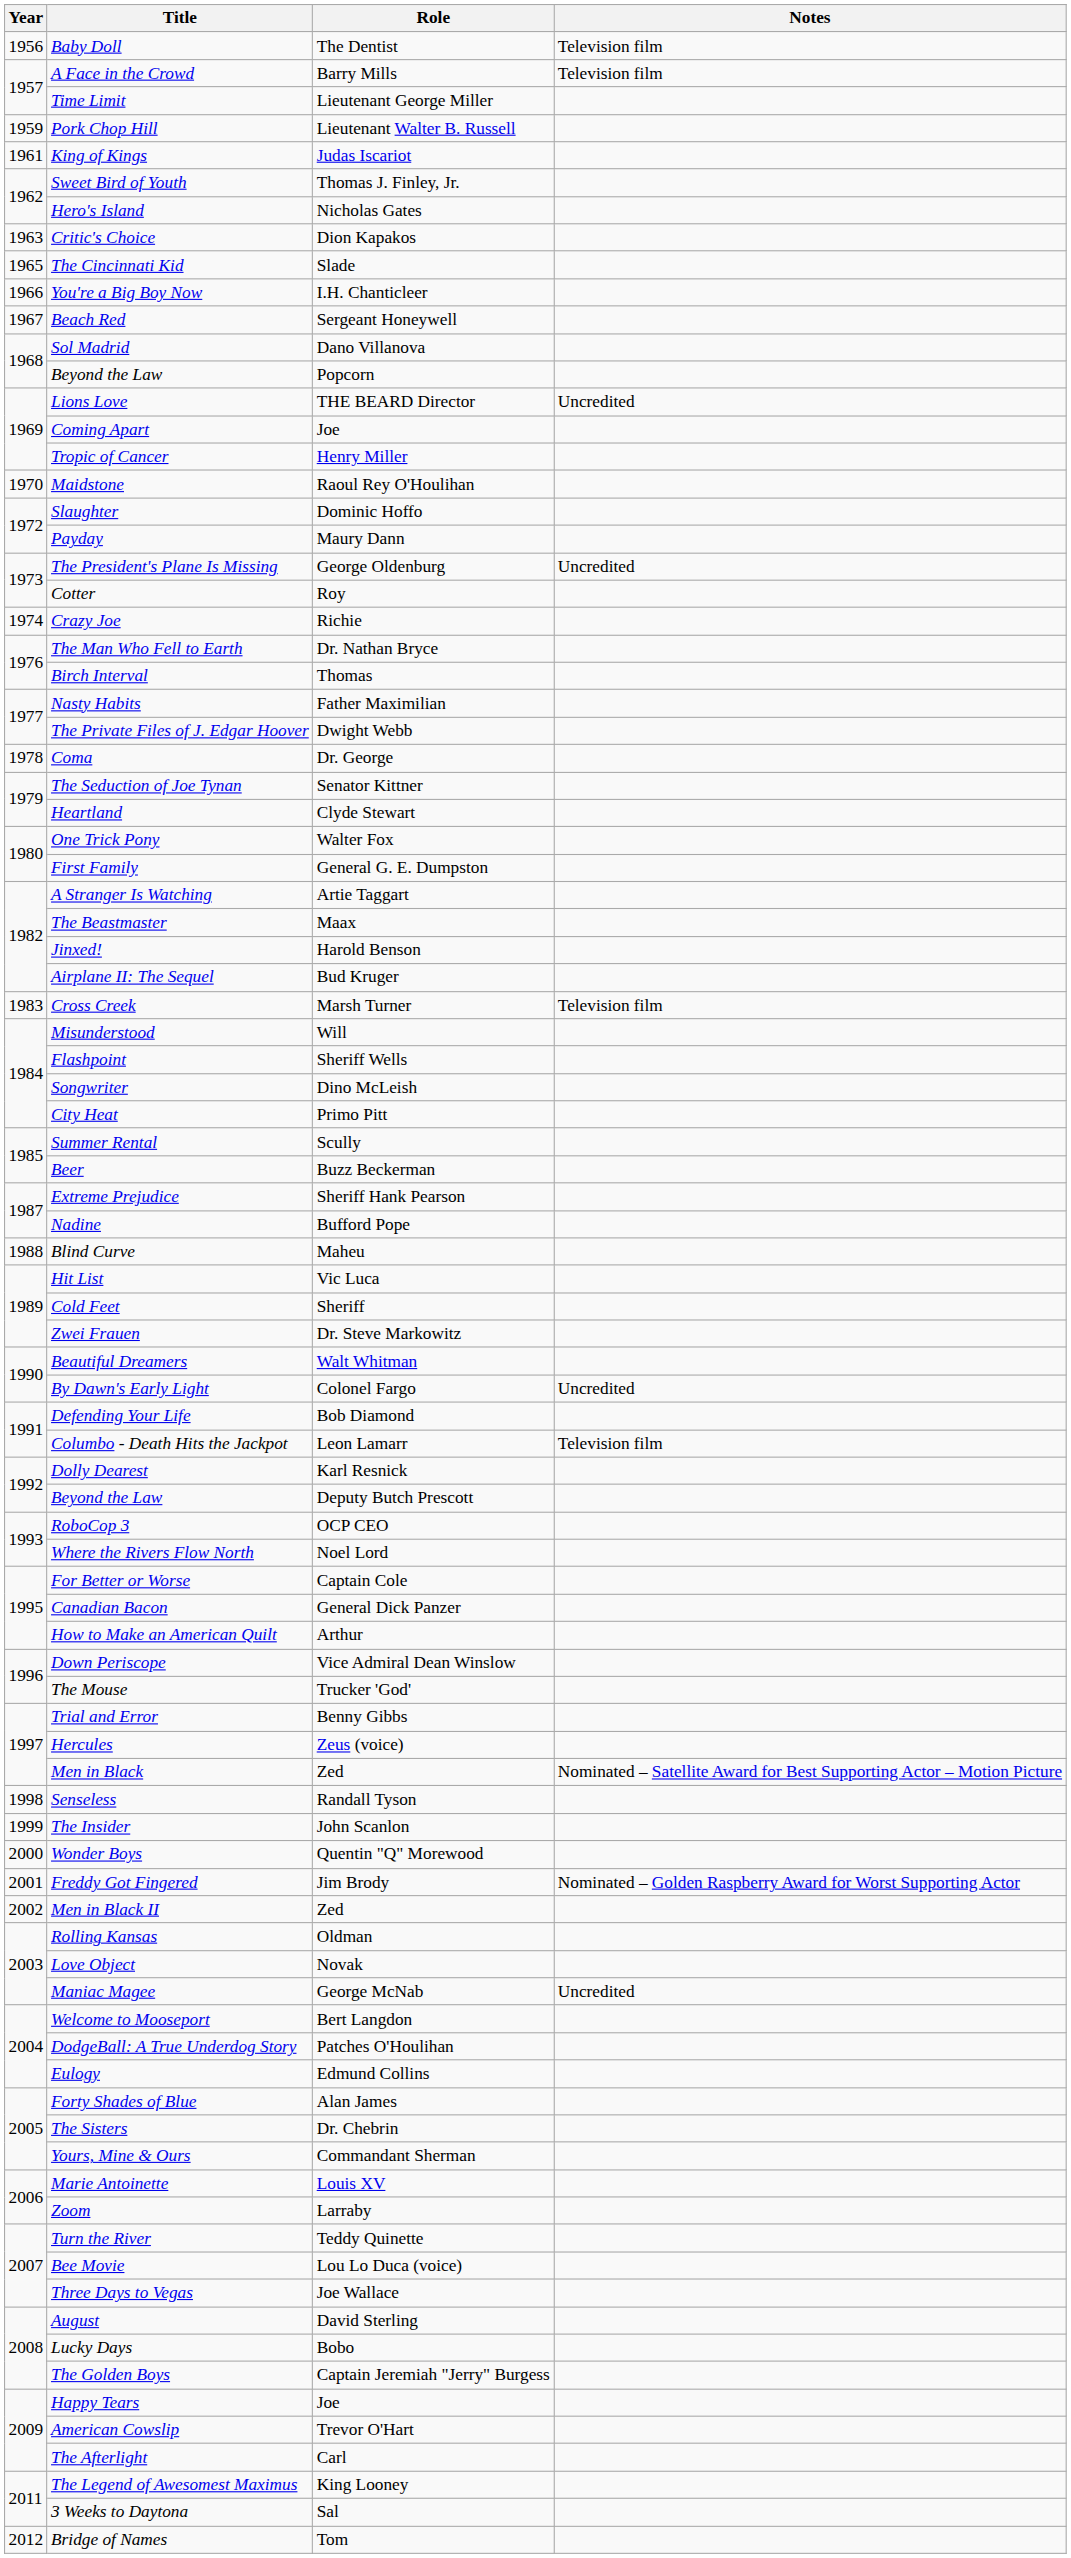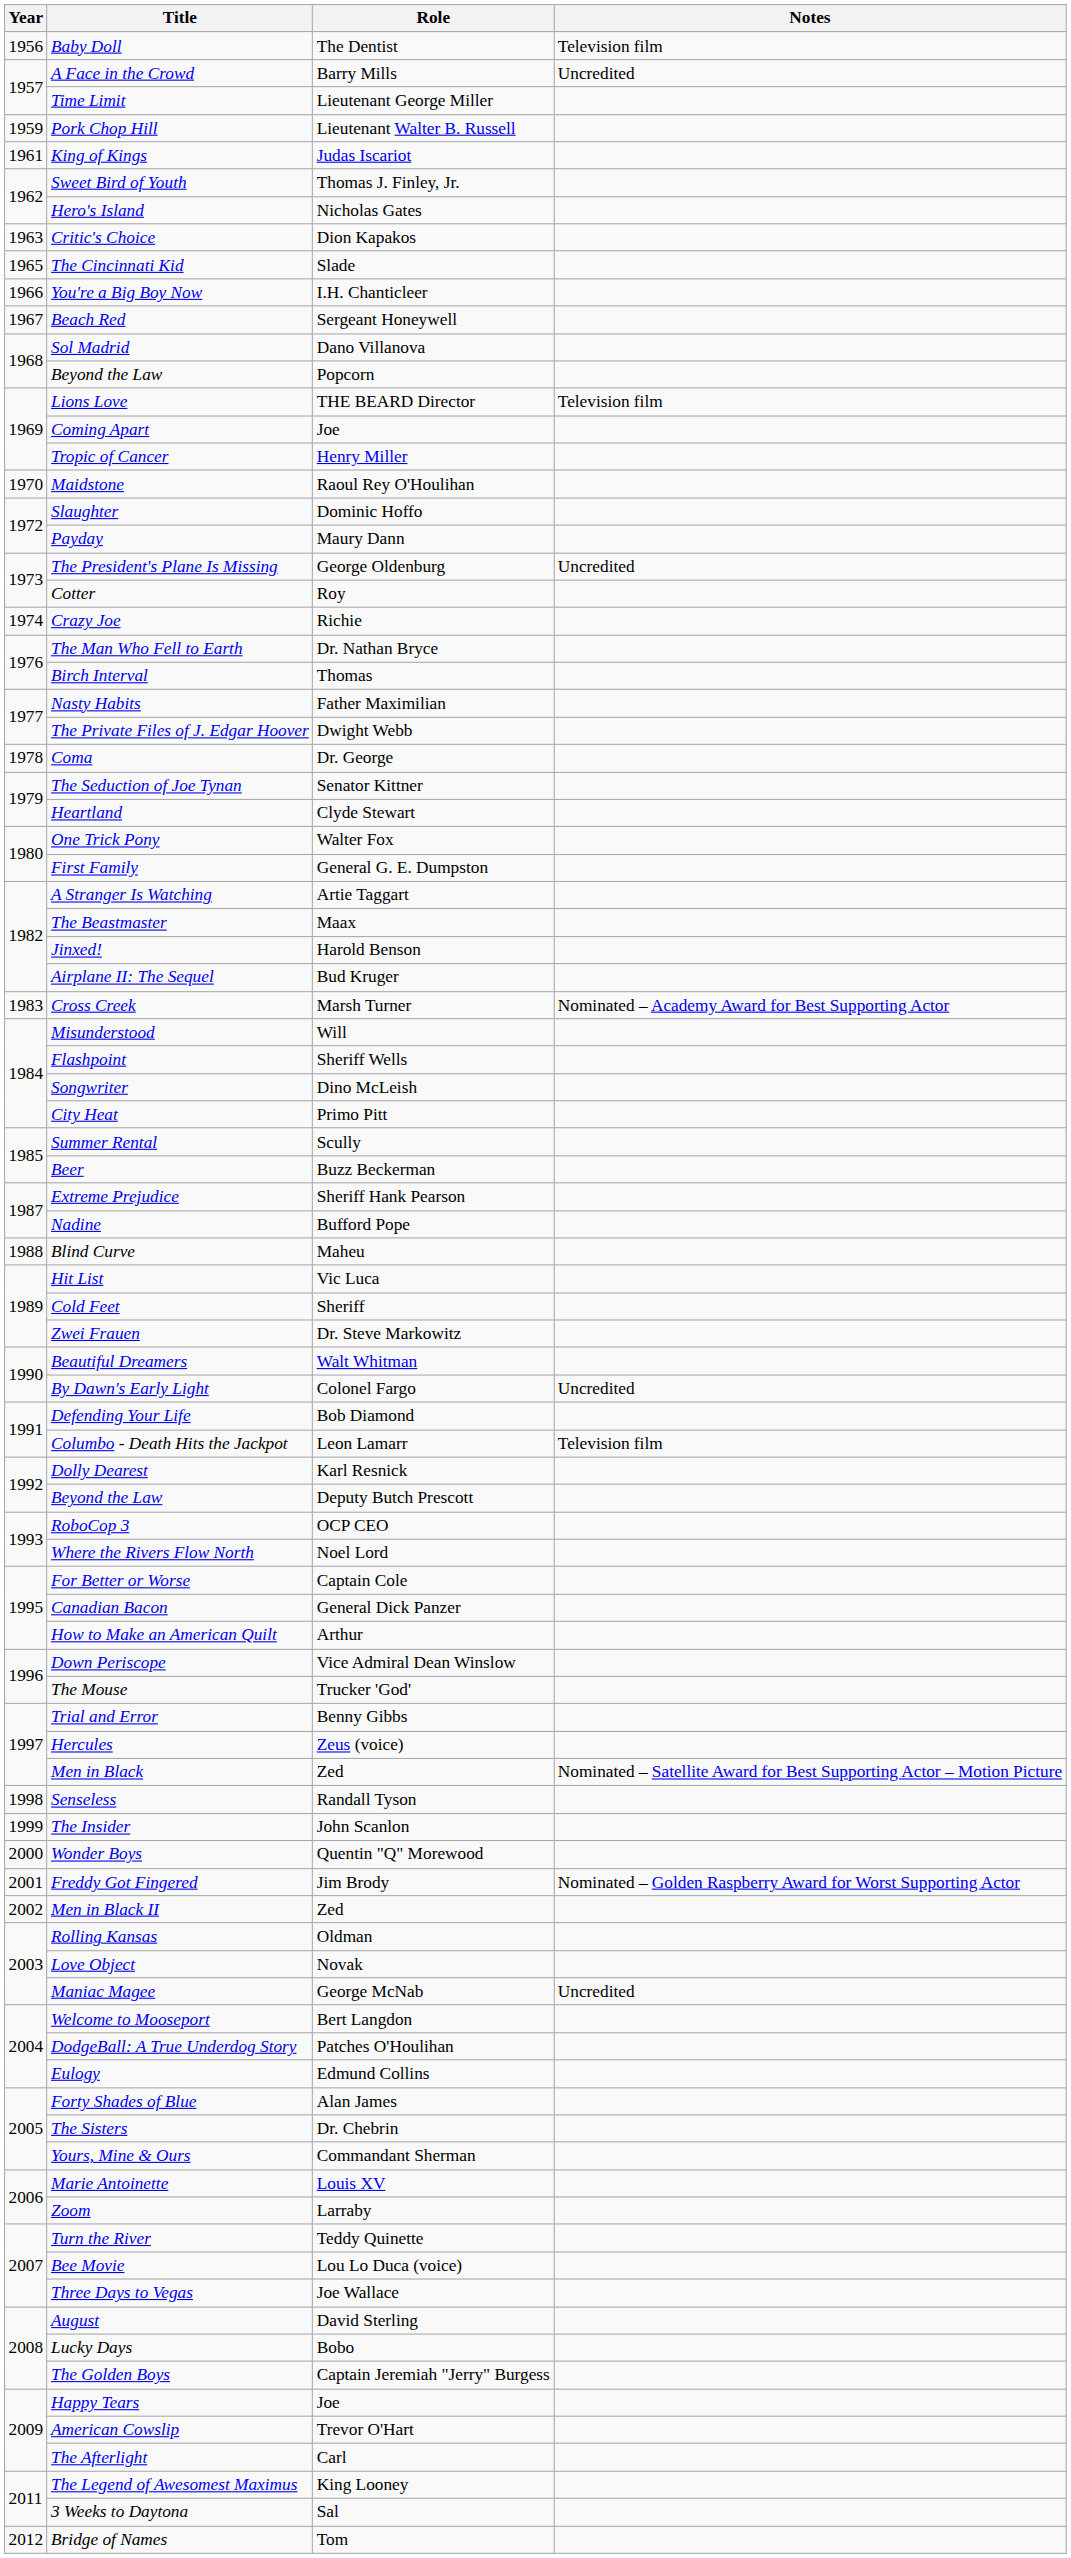(610, 73) Television film -> (596, 73) Uncredited
(596, 401) Uncredited -> (610, 401) Television film
(610, 1004) Television film -> (754, 1004) Nominated – Academy Award for Best Supporting Actor
